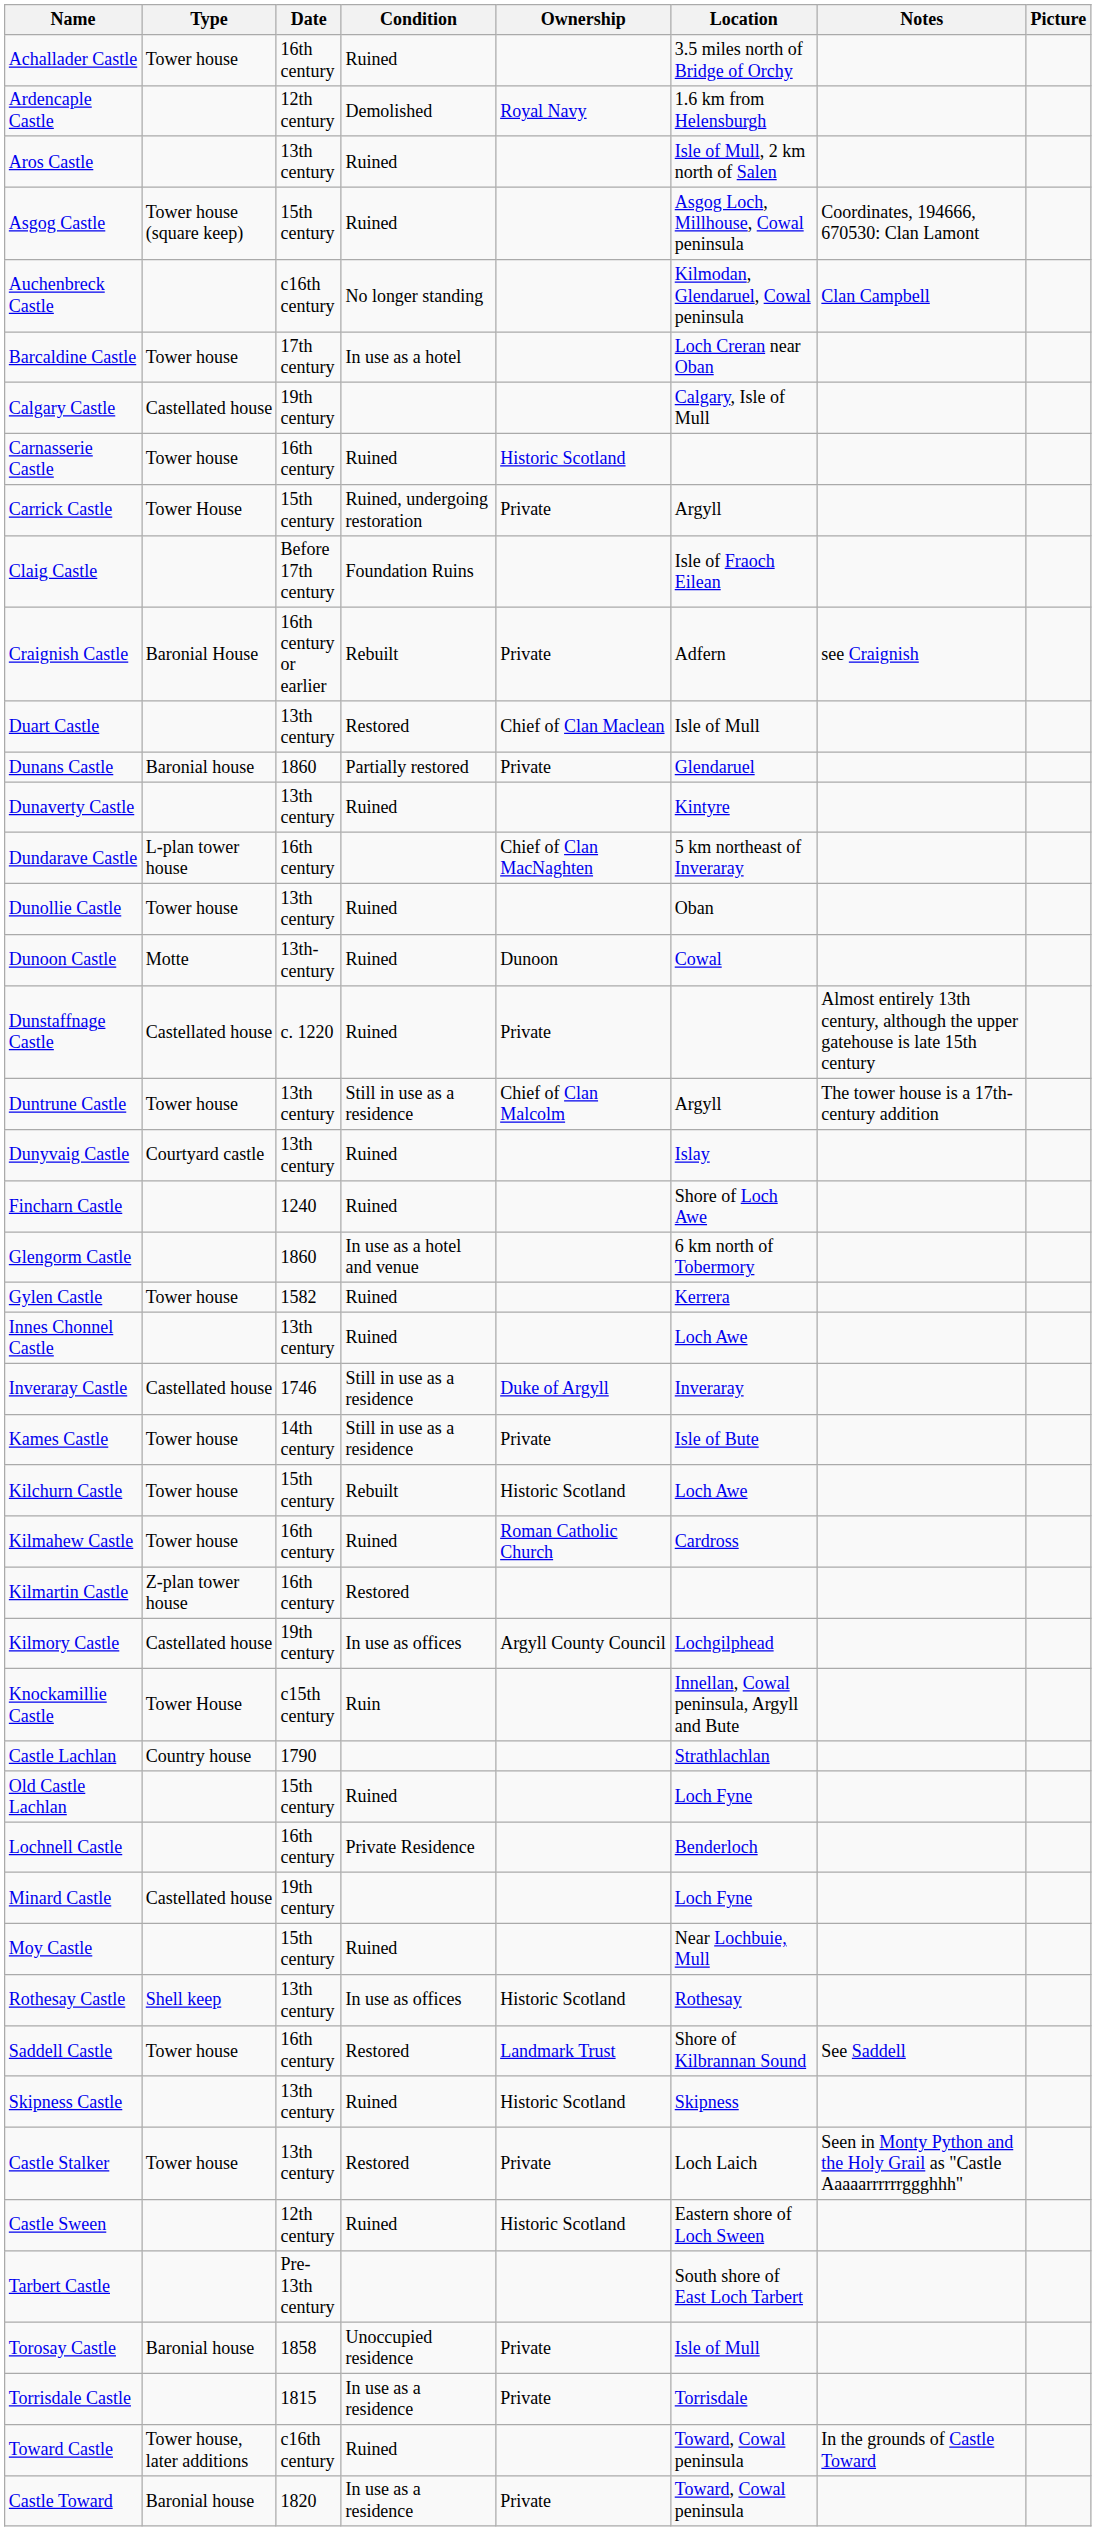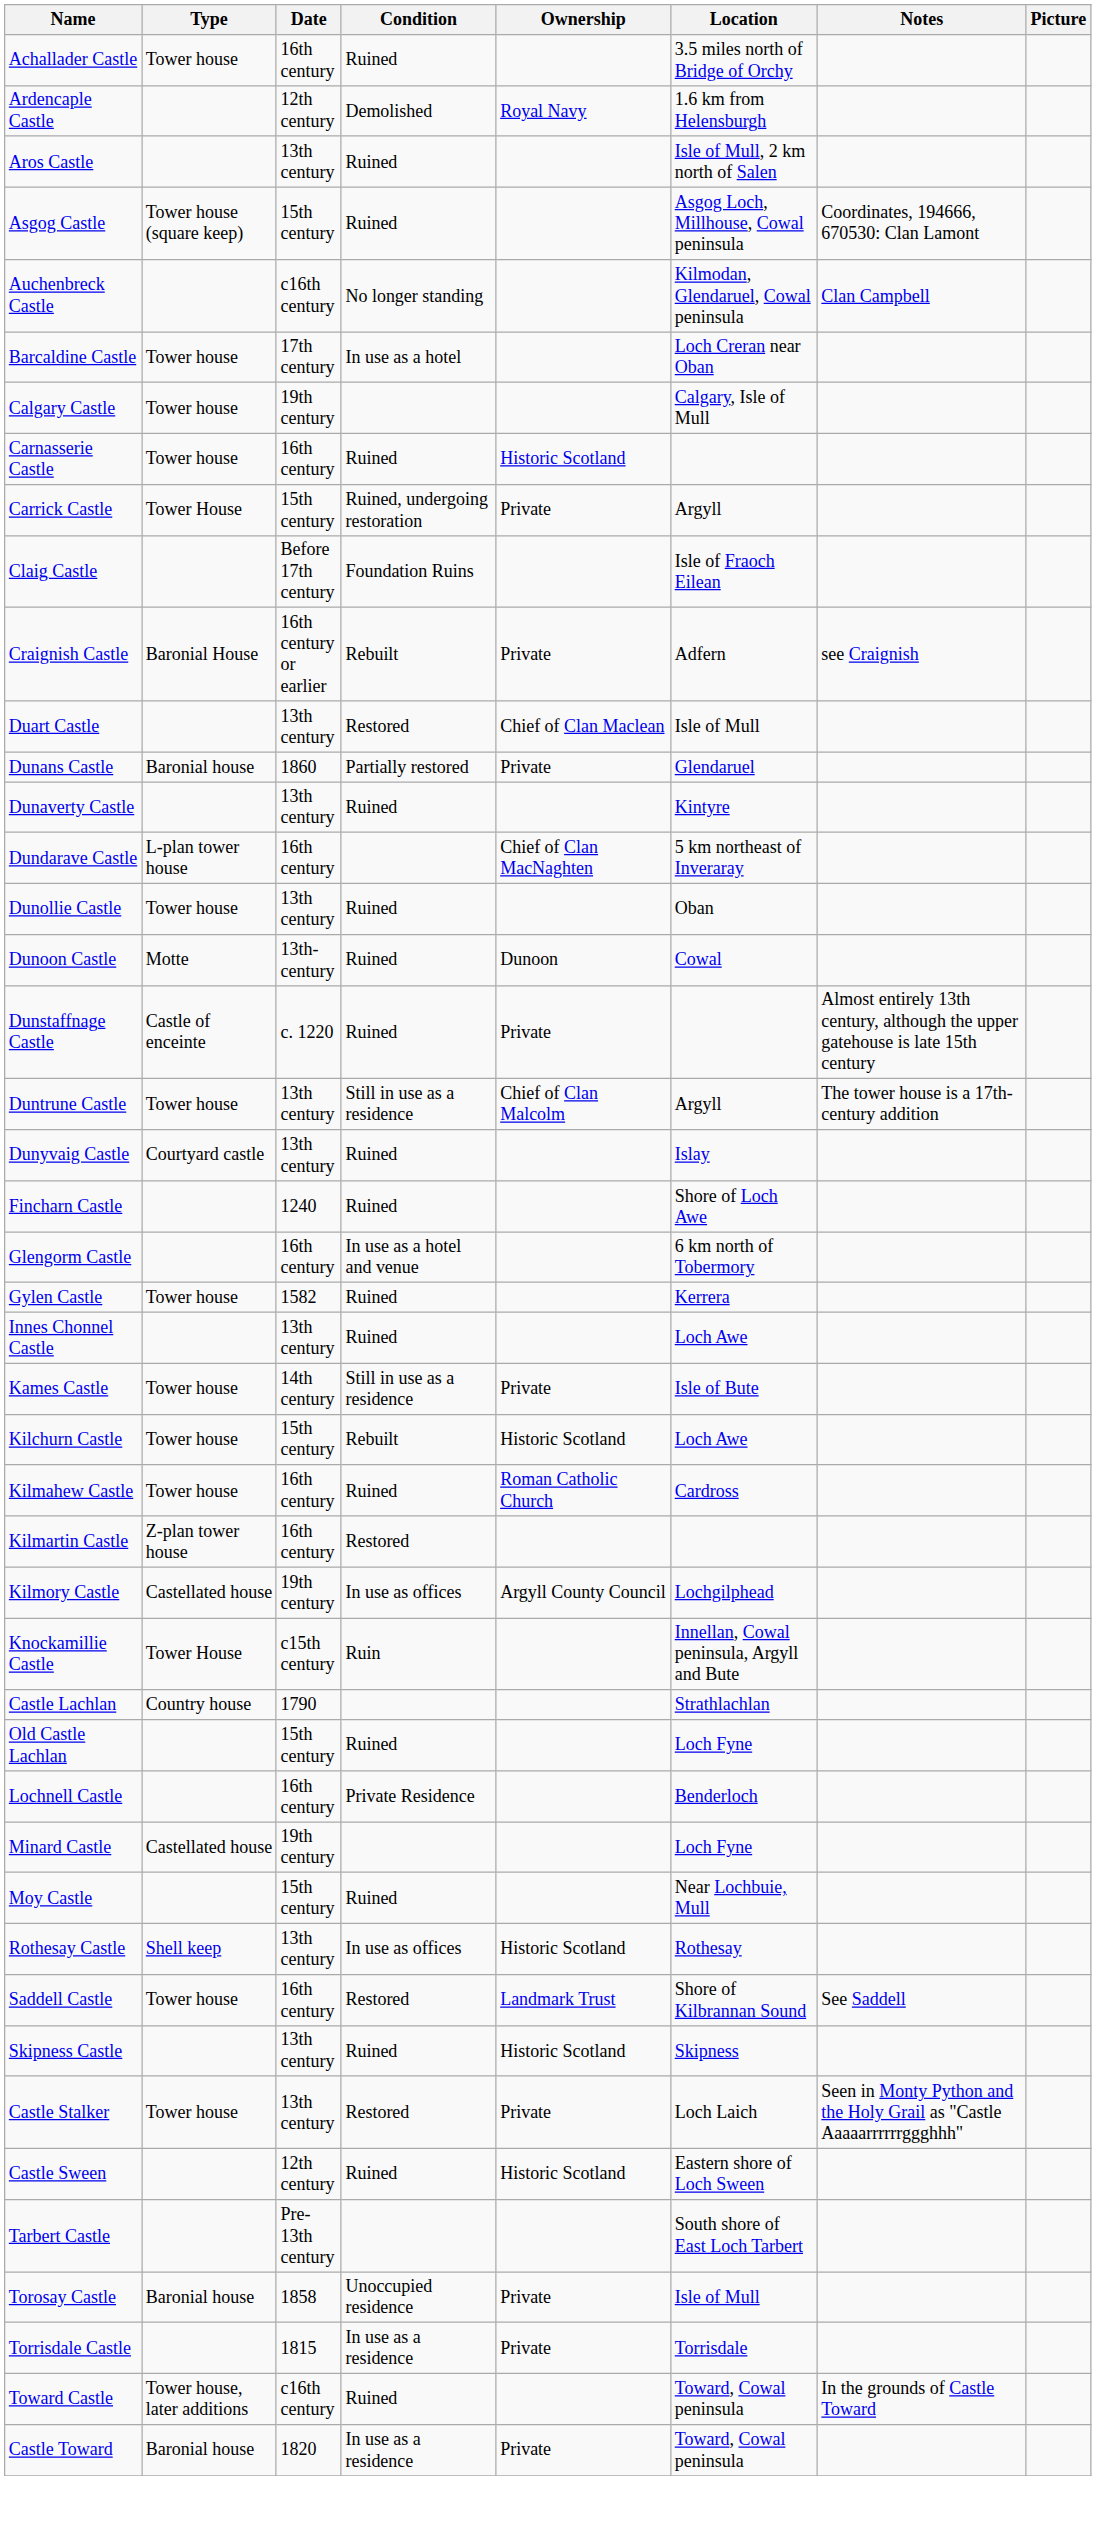(209, 408) Castellated house -> (192, 408) Tower house
(209, 1032) Castellated house -> (178, 1032) Castle of enceinte
(299, 1257) 1860 -> (308, 1257) 16th century
- row: (68, 1388)
